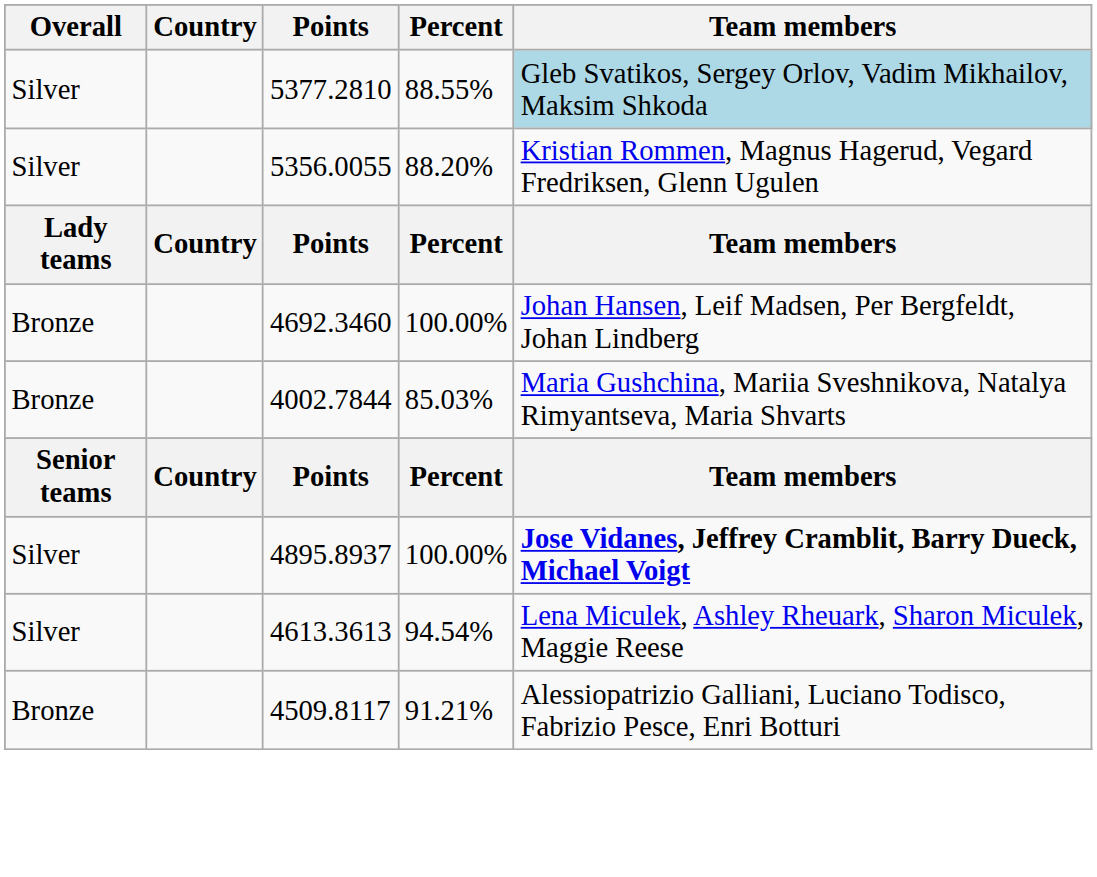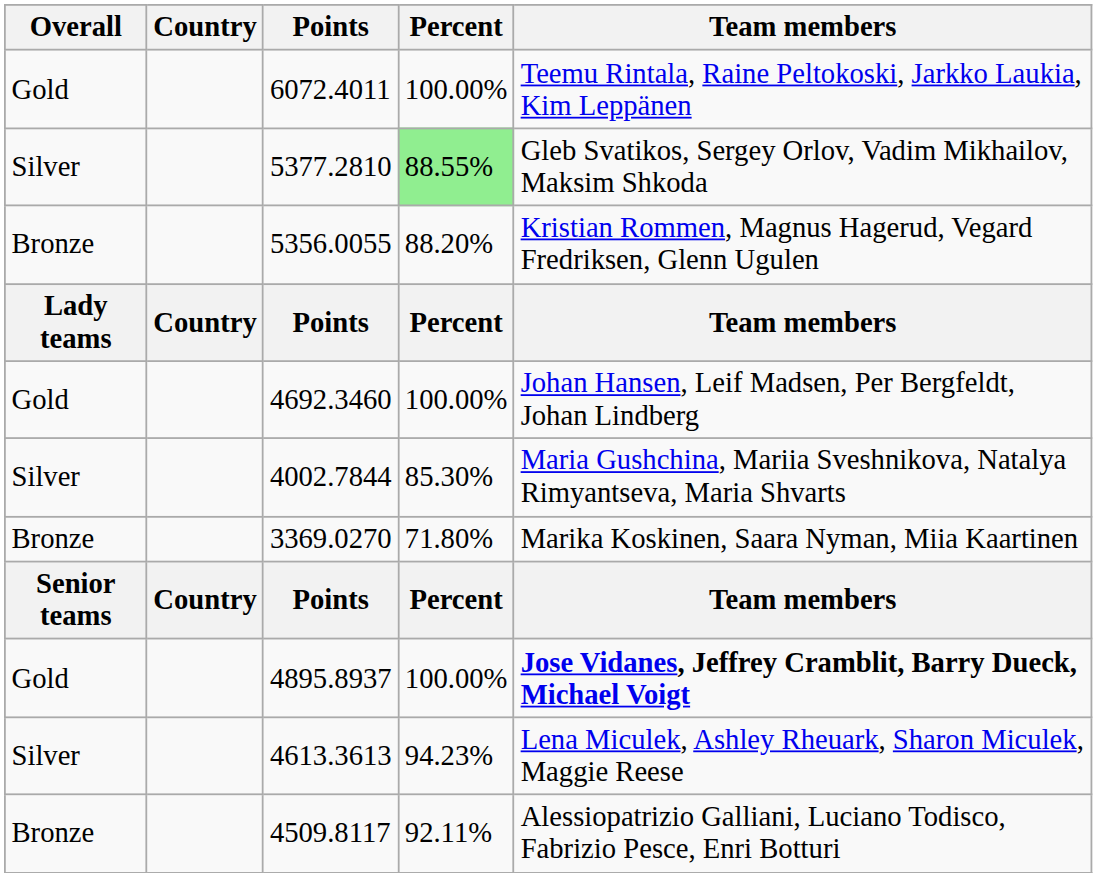+ row: (330, 88)
(449, 88) no background -> (449, 166) lightgreen background
(794, 88) lightblue background -> (794, 166) no background
(46, 166) Silver -> (53, 244) Bronze
(53, 321) Bronze -> (40, 399) Gold
(53, 399) Bronze -> (46, 476) Silver
(449, 399) 85.03% -> (449, 476) 85.30%
+ row: (331, 538)
(46, 554) Silver -> (40, 677) Gold
(449, 632) 94.54% -> (449, 755) 94.23%
(449, 709) 91.21% -> (448, 832) 92.11%
